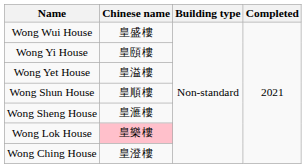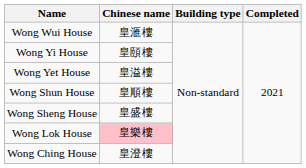(136, 32) 皇盛樓 -> (136, 32) 皇滙樓
(136, 112) 皇滙樓 -> (136, 112) 皇盛樓
